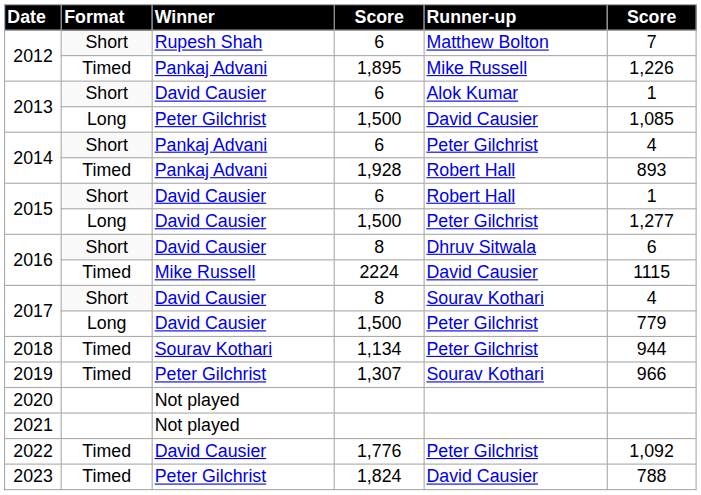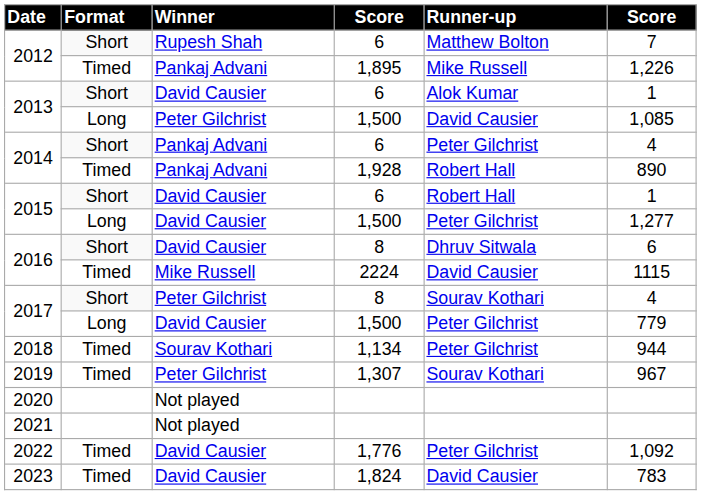(652, 170) 893 -> (652, 170) 890
(210, 298) David Causier -> (210, 298) Peter Gilchrist
(652, 374) 966 -> (652, 374) 967
(210, 476) Peter Gilchrist -> (210, 476) David Causier
(652, 476) 788 -> (652, 476) 783
